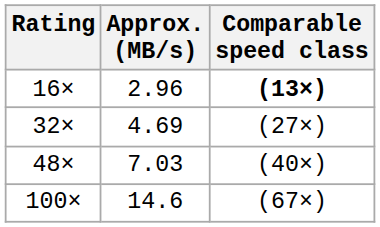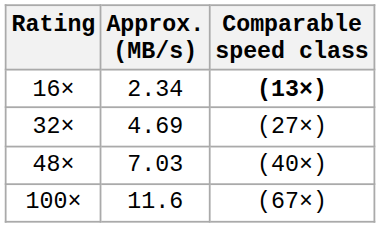(155, 89) 2.96 -> (155, 89) 2.34
(155, 203) 14.6 -> (155, 203) 11.6
